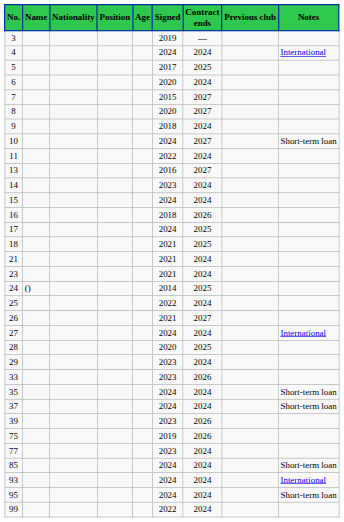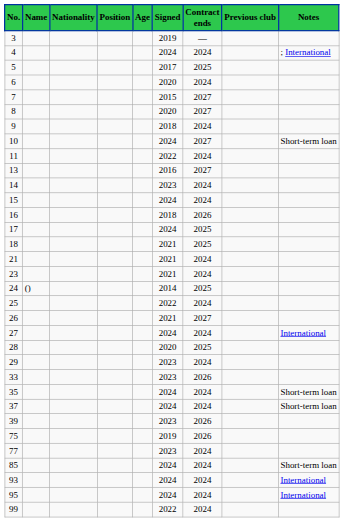(303, 53) International -> (306, 53) ; International
(309, 495) Short-term loan -> (303, 495) International
